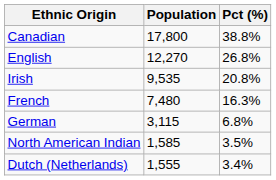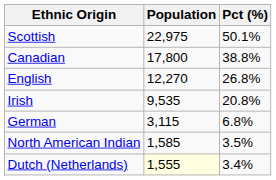+ row: (31, 36)
- row: (28, 100)
(164, 164) no background -> (164, 164) lightyellow background
